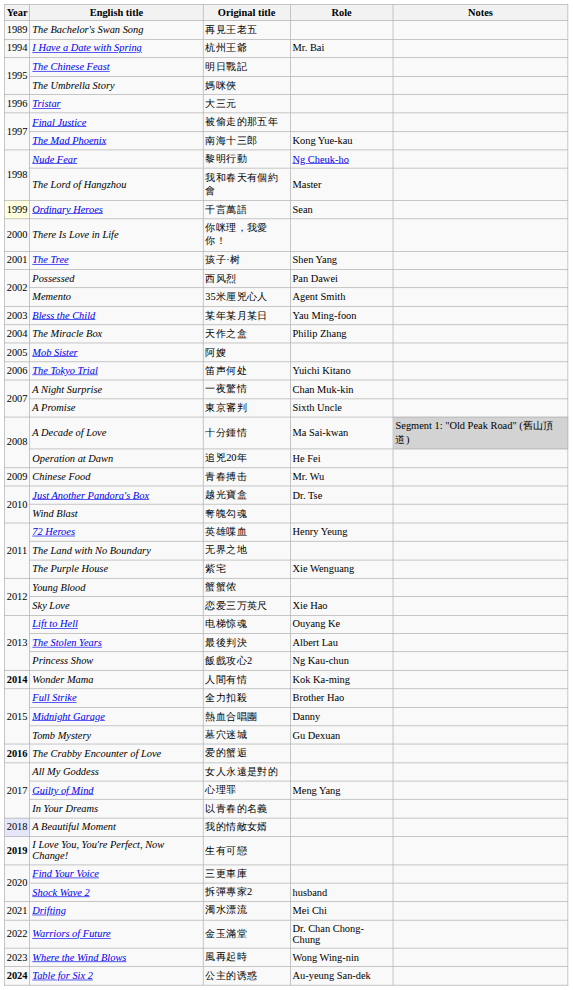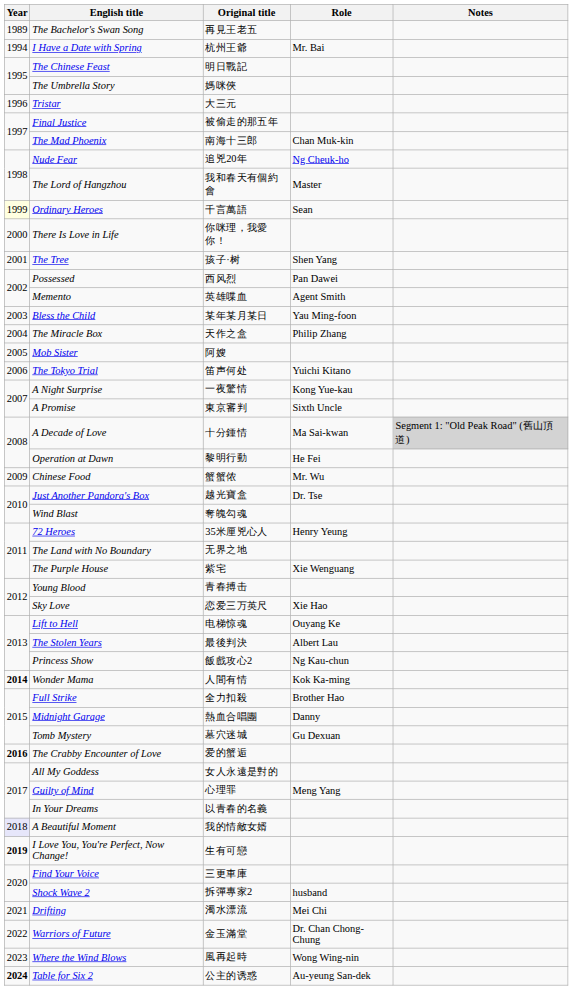(323, 140) Kong Yue-kau -> (323, 140) Chan Muk-kin
(226, 158) 黎明行動 -> (226, 158) 追兇20年
(237, 296) 35米厘兇心人 -> (226, 296) 英雄喋血
(323, 389) Chan Muk-kin -> (323, 389) Kong Yue-kau
(226, 458) 追兇20年 -> (226, 458) 黎明行動
(226, 476) 青春搏击 -> (221, 476) 蟹蟹侬
(226, 531) 英雄喋血 -> (237, 531) 35米厘兇心人
(221, 587) 蟹蟹侬 -> (226, 587) 青春搏击
